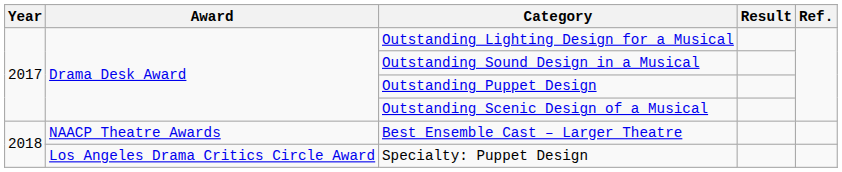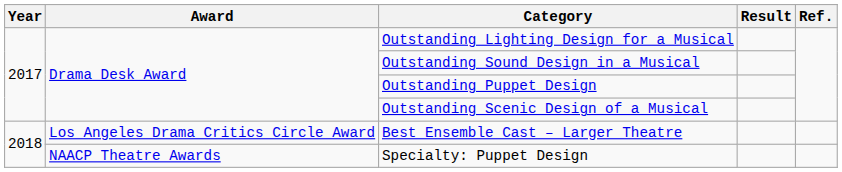(135, 133) NAACP Theatre Awards -> (212, 133) Los Angeles Drama Critics Circle Award
(212, 156) Los Angeles Drama Critics Circle Award -> (135, 156) NAACP Theatre Awards
